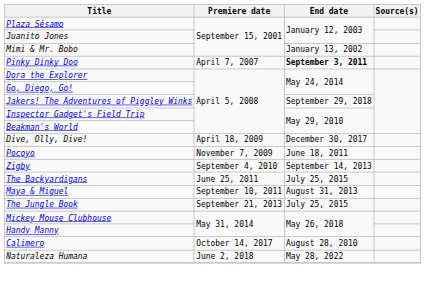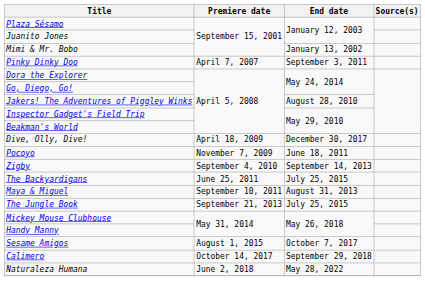(326, 62) bold -> (326, 62) normal
(329, 101) September 29, 2018 -> (322, 101) August 28, 2010
+ row: (37, 243)
(322, 243) August 28, 2010 -> (329, 256) September 29, 2018
